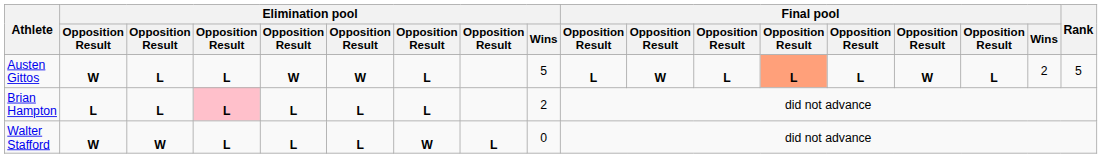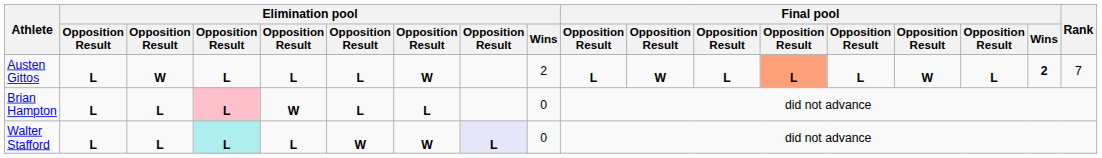(93, 78) W -> (93, 78) L
(160, 78) L -> (160, 78) W
(293, 78) W -> (293, 78) L
(360, 78) W -> (360, 78) L
(427, 78) L -> (427, 78) W
(544, 72) 5 -> (544, 72) 2
(1044, 72) normal -> (1044, 72) bold
(1078, 72) 5 -> (1078, 72) 7
(293, 111) L -> (293, 111) W
(544, 105) 2 -> (544, 105) 0
(93, 144) W -> (93, 144) L
(160, 144) W -> (160, 144) L
(227, 144) no background -> (227, 144) paleturquoise background
(360, 144) L -> (360, 144) W
(494, 144) no background -> (494, 144) lavender background
